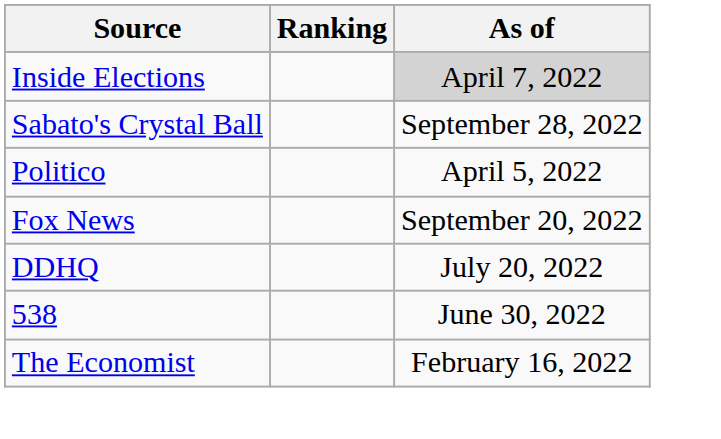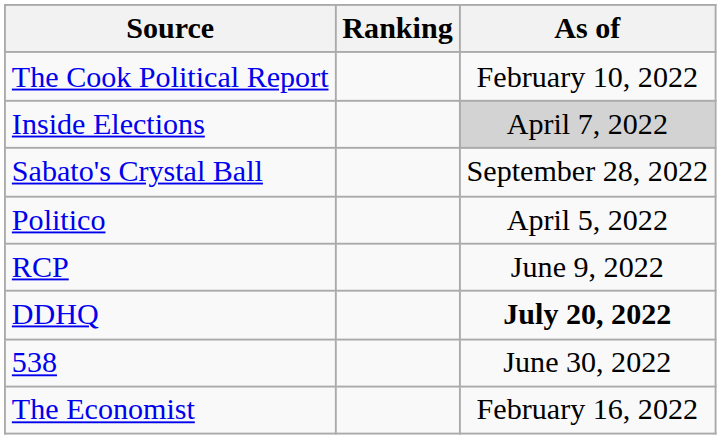+ row: (170, 76)
+ row: (40, 266)
- row: (73, 219)
(522, 266) normal -> (587, 314) bold
